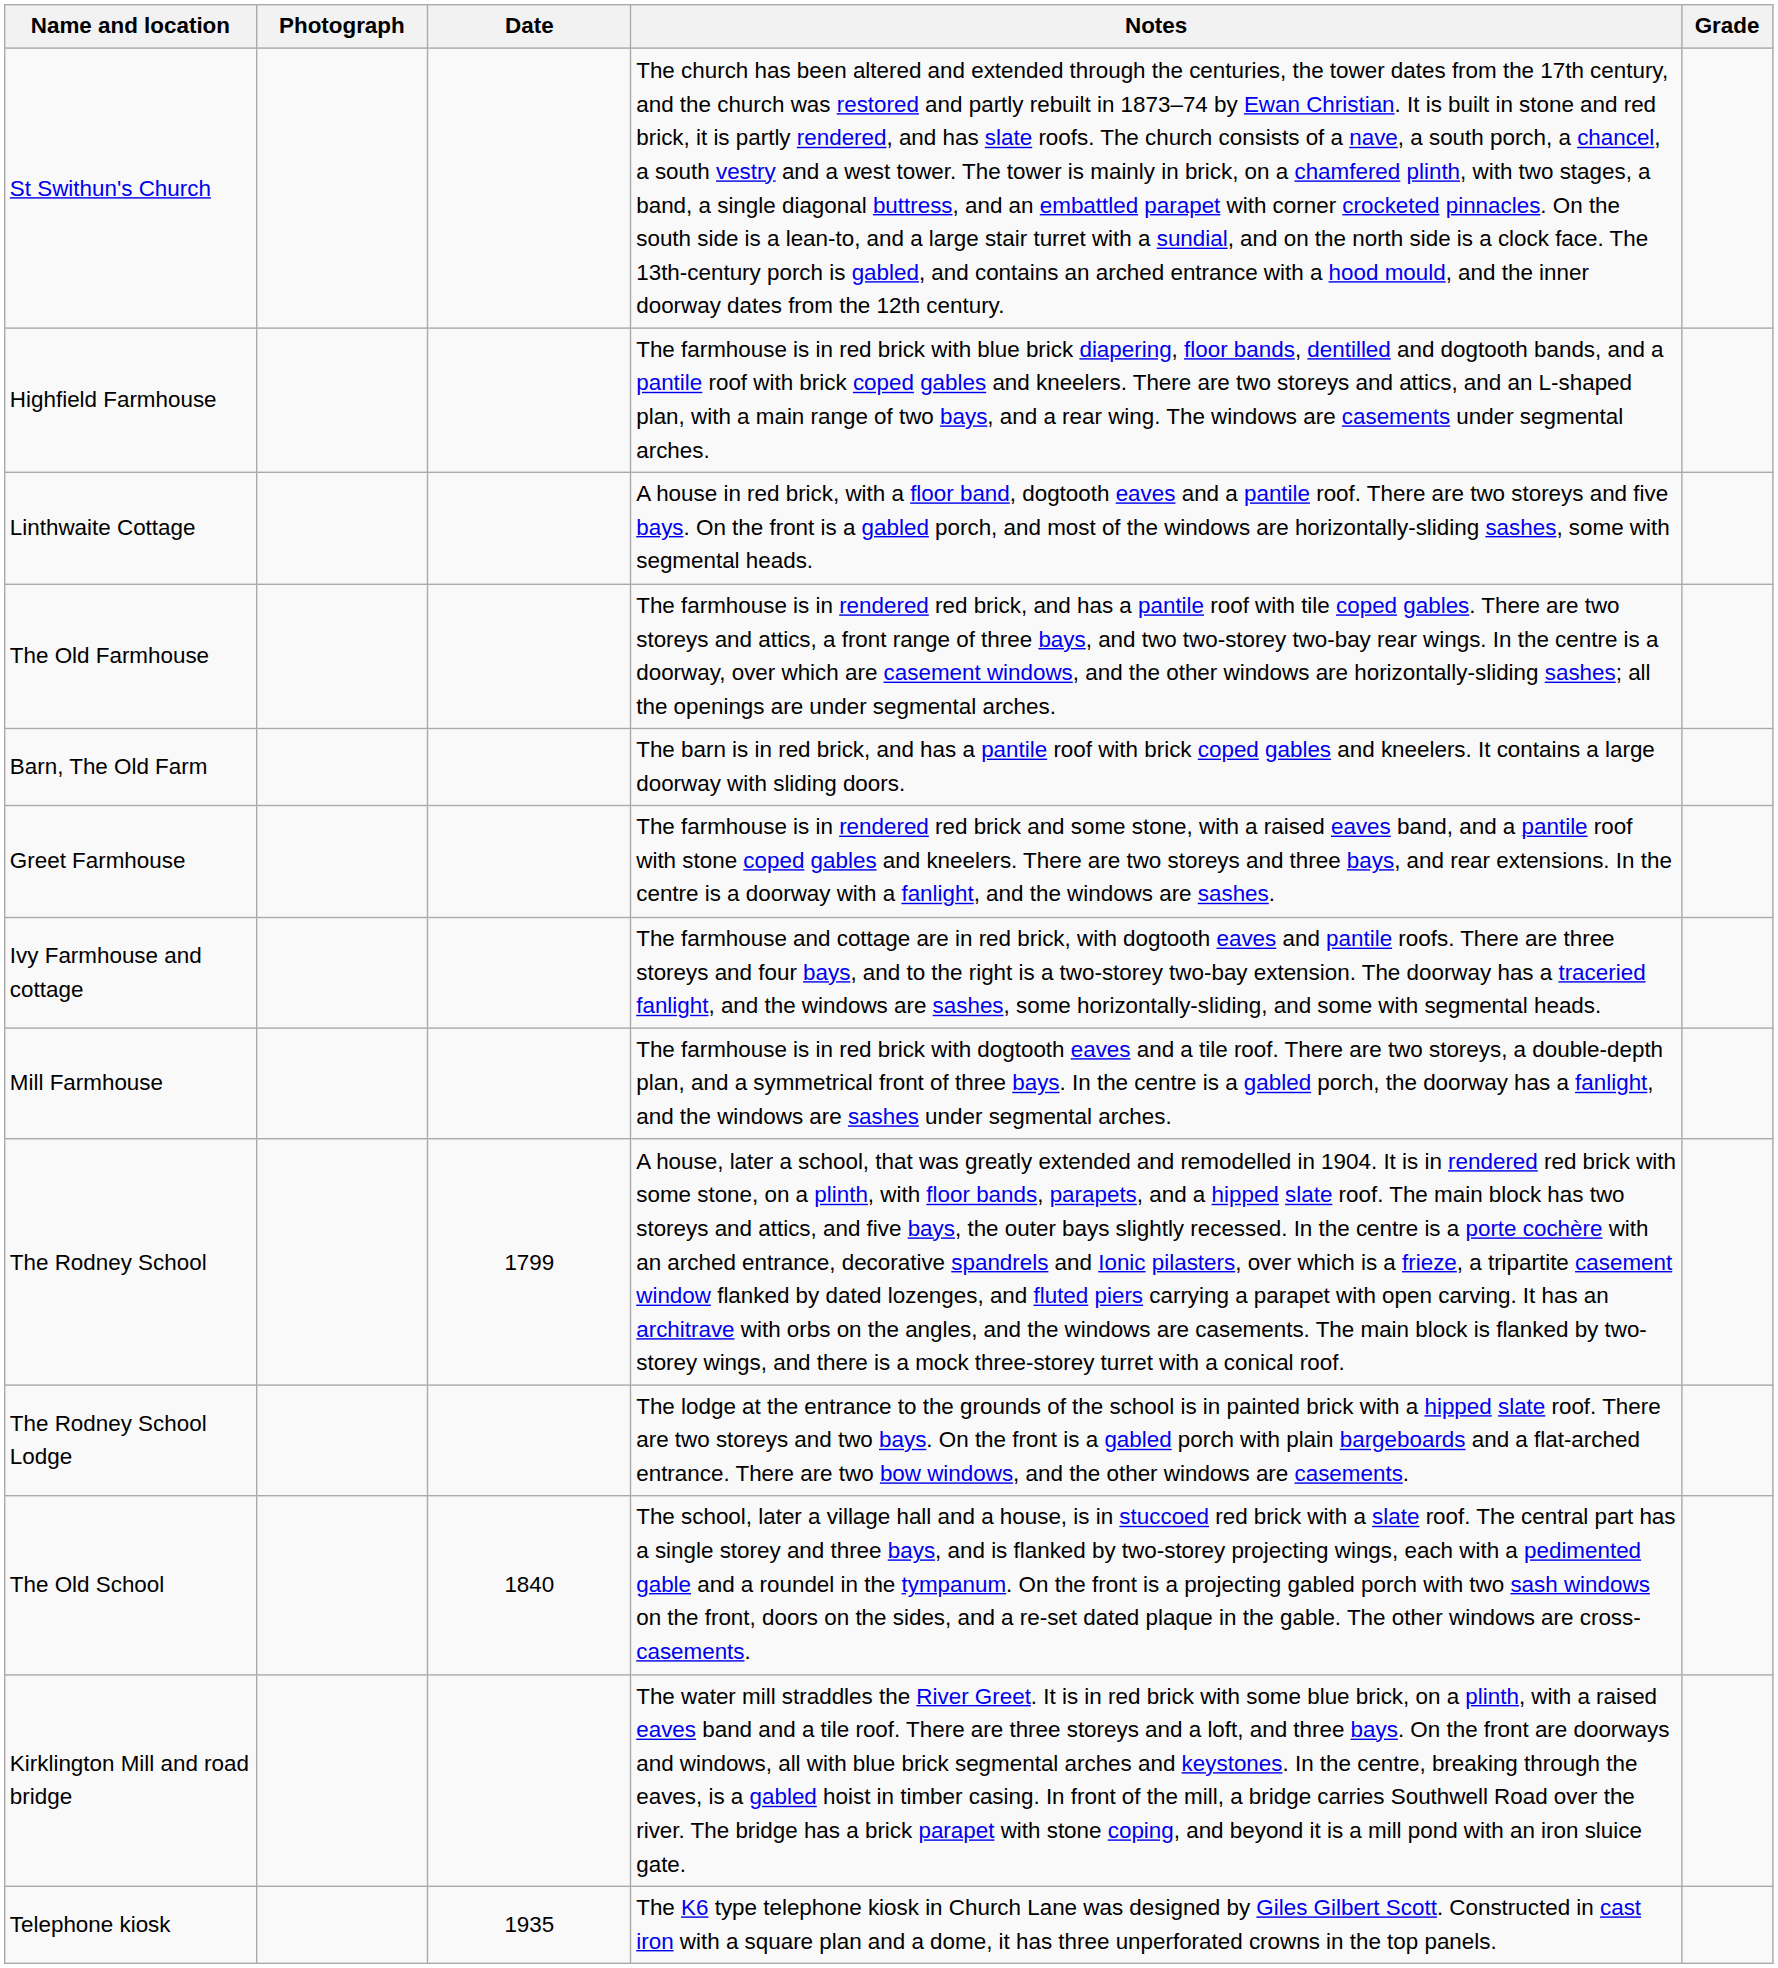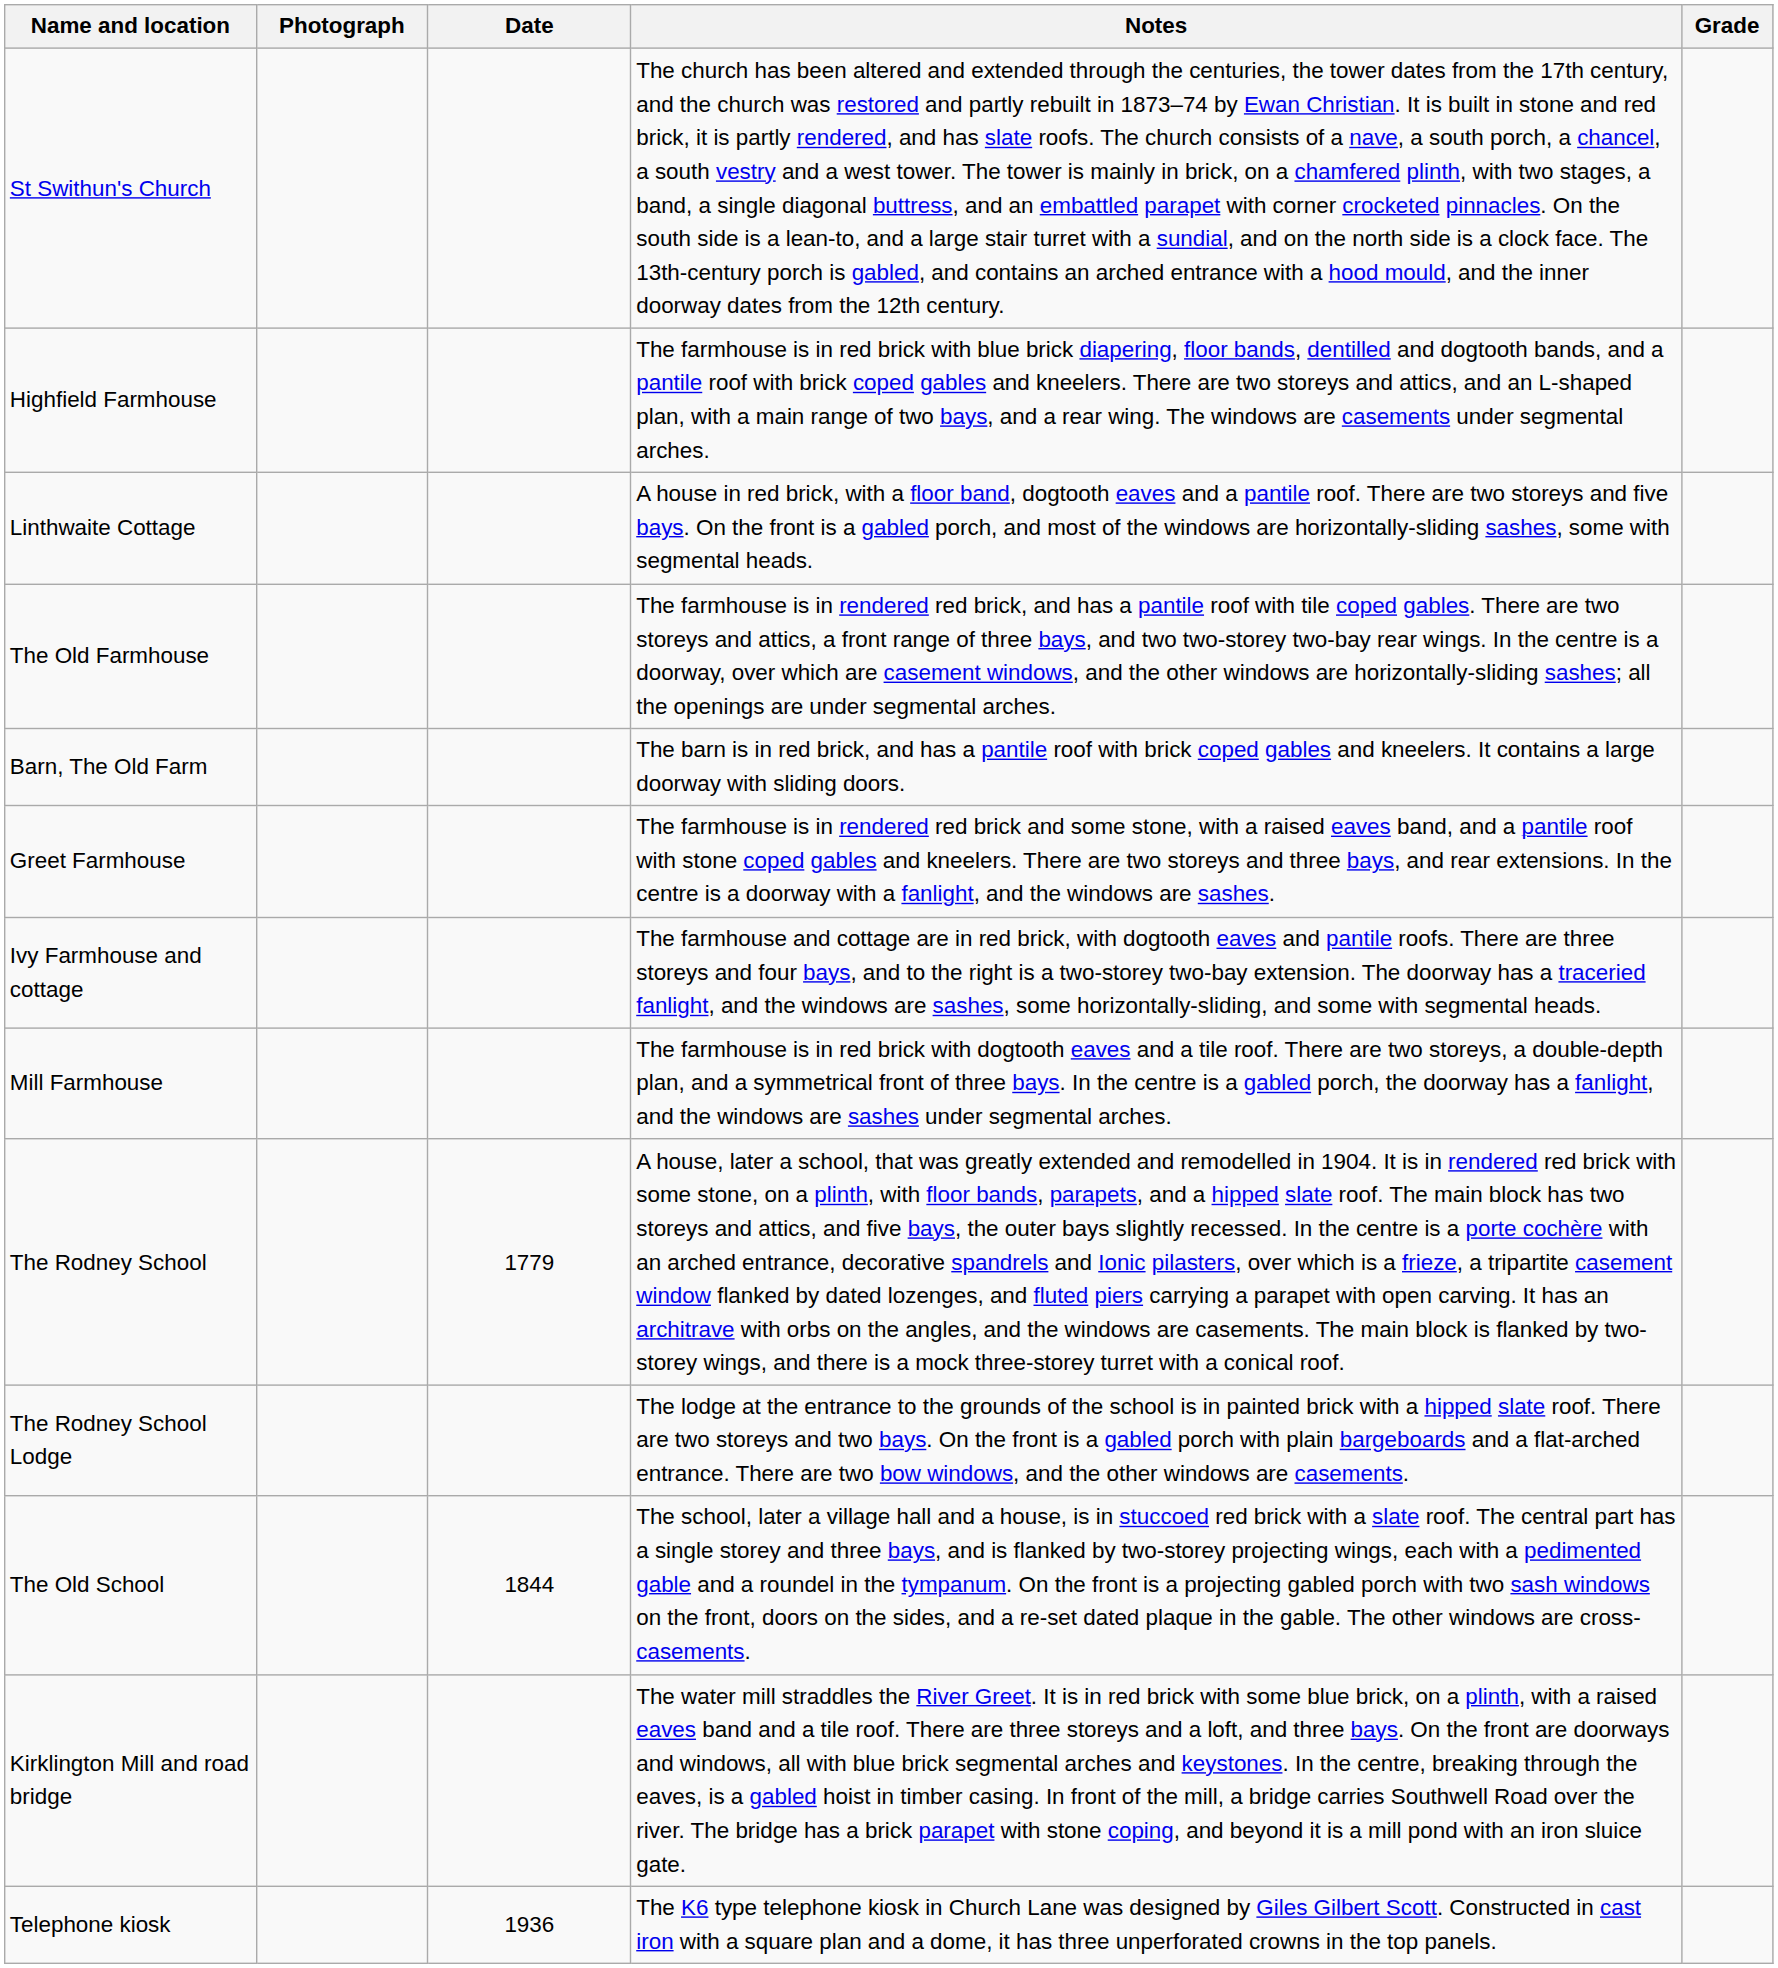(529, 1261) 1799 -> (529, 1261) 1779
(529, 1584) 1840 -> (529, 1584) 1844
(529, 1924) 1935 -> (529, 1924) 1936
